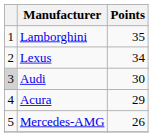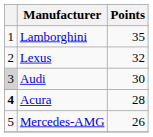(138, 57) 34 -> (138, 57) 32
(11, 100) normal -> (11, 100) bold
(138, 100) 29 -> (138, 100) 28
